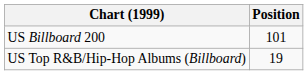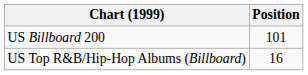(276, 59) 19 -> (276, 59) 16
